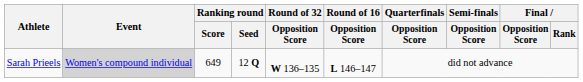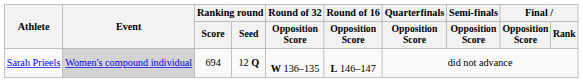(213, 63) 649 -> (213, 63) 694
